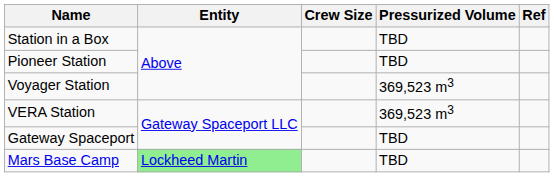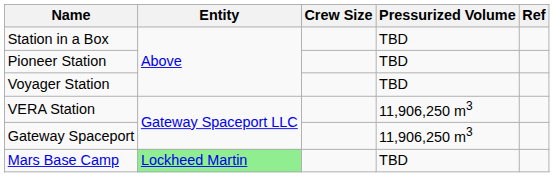(416, 86) 369,523 m3 -> (393, 84) TBD
(416, 113) 369,523 m3 -> (426, 109) 11,906,250 m3
(393, 137) TBD -> (426, 135) 11,906,250 m3
